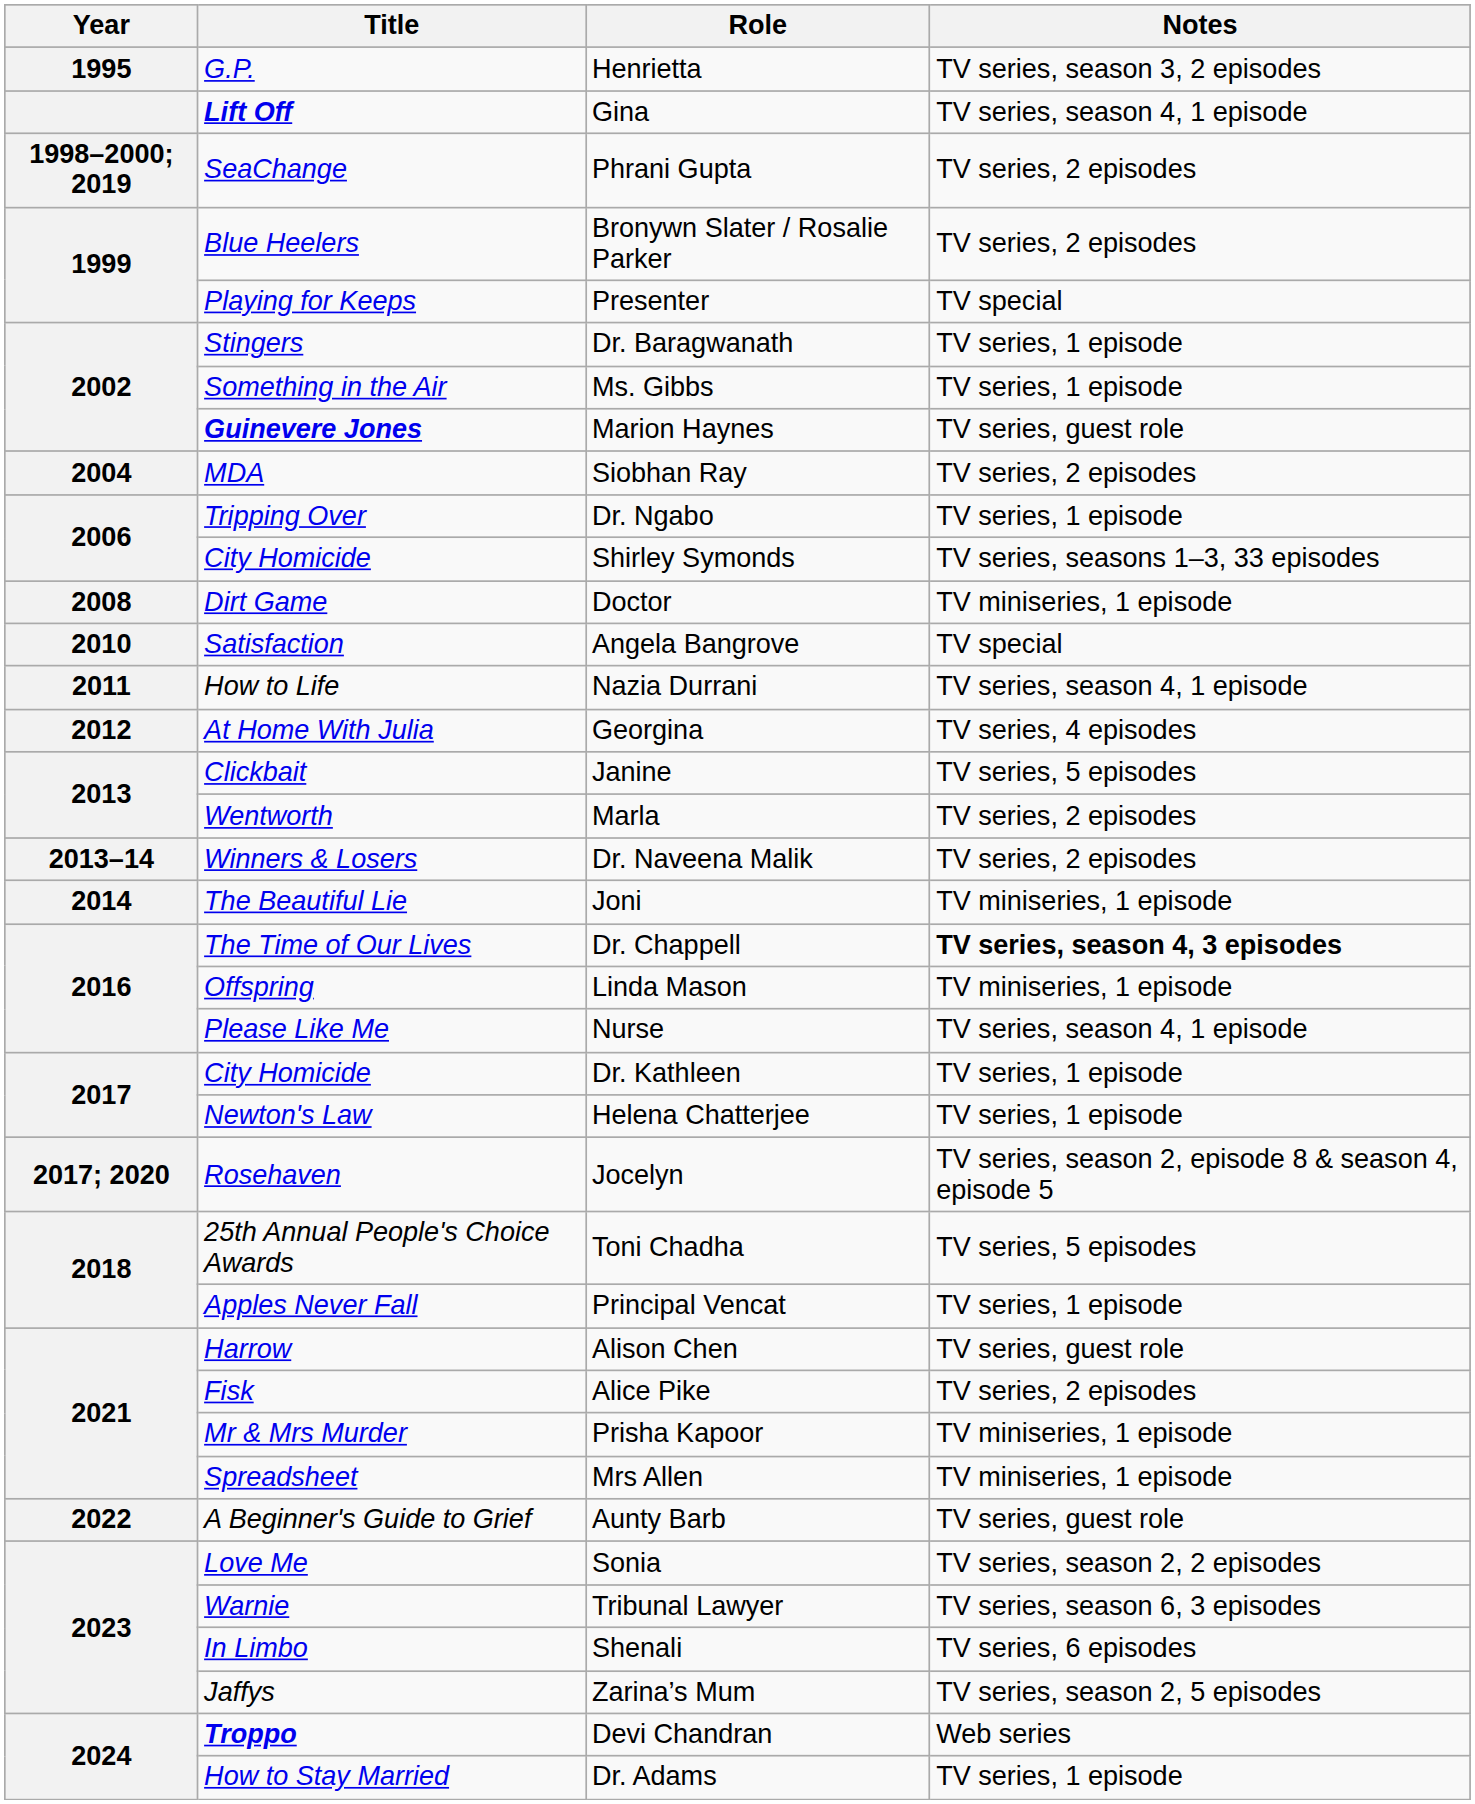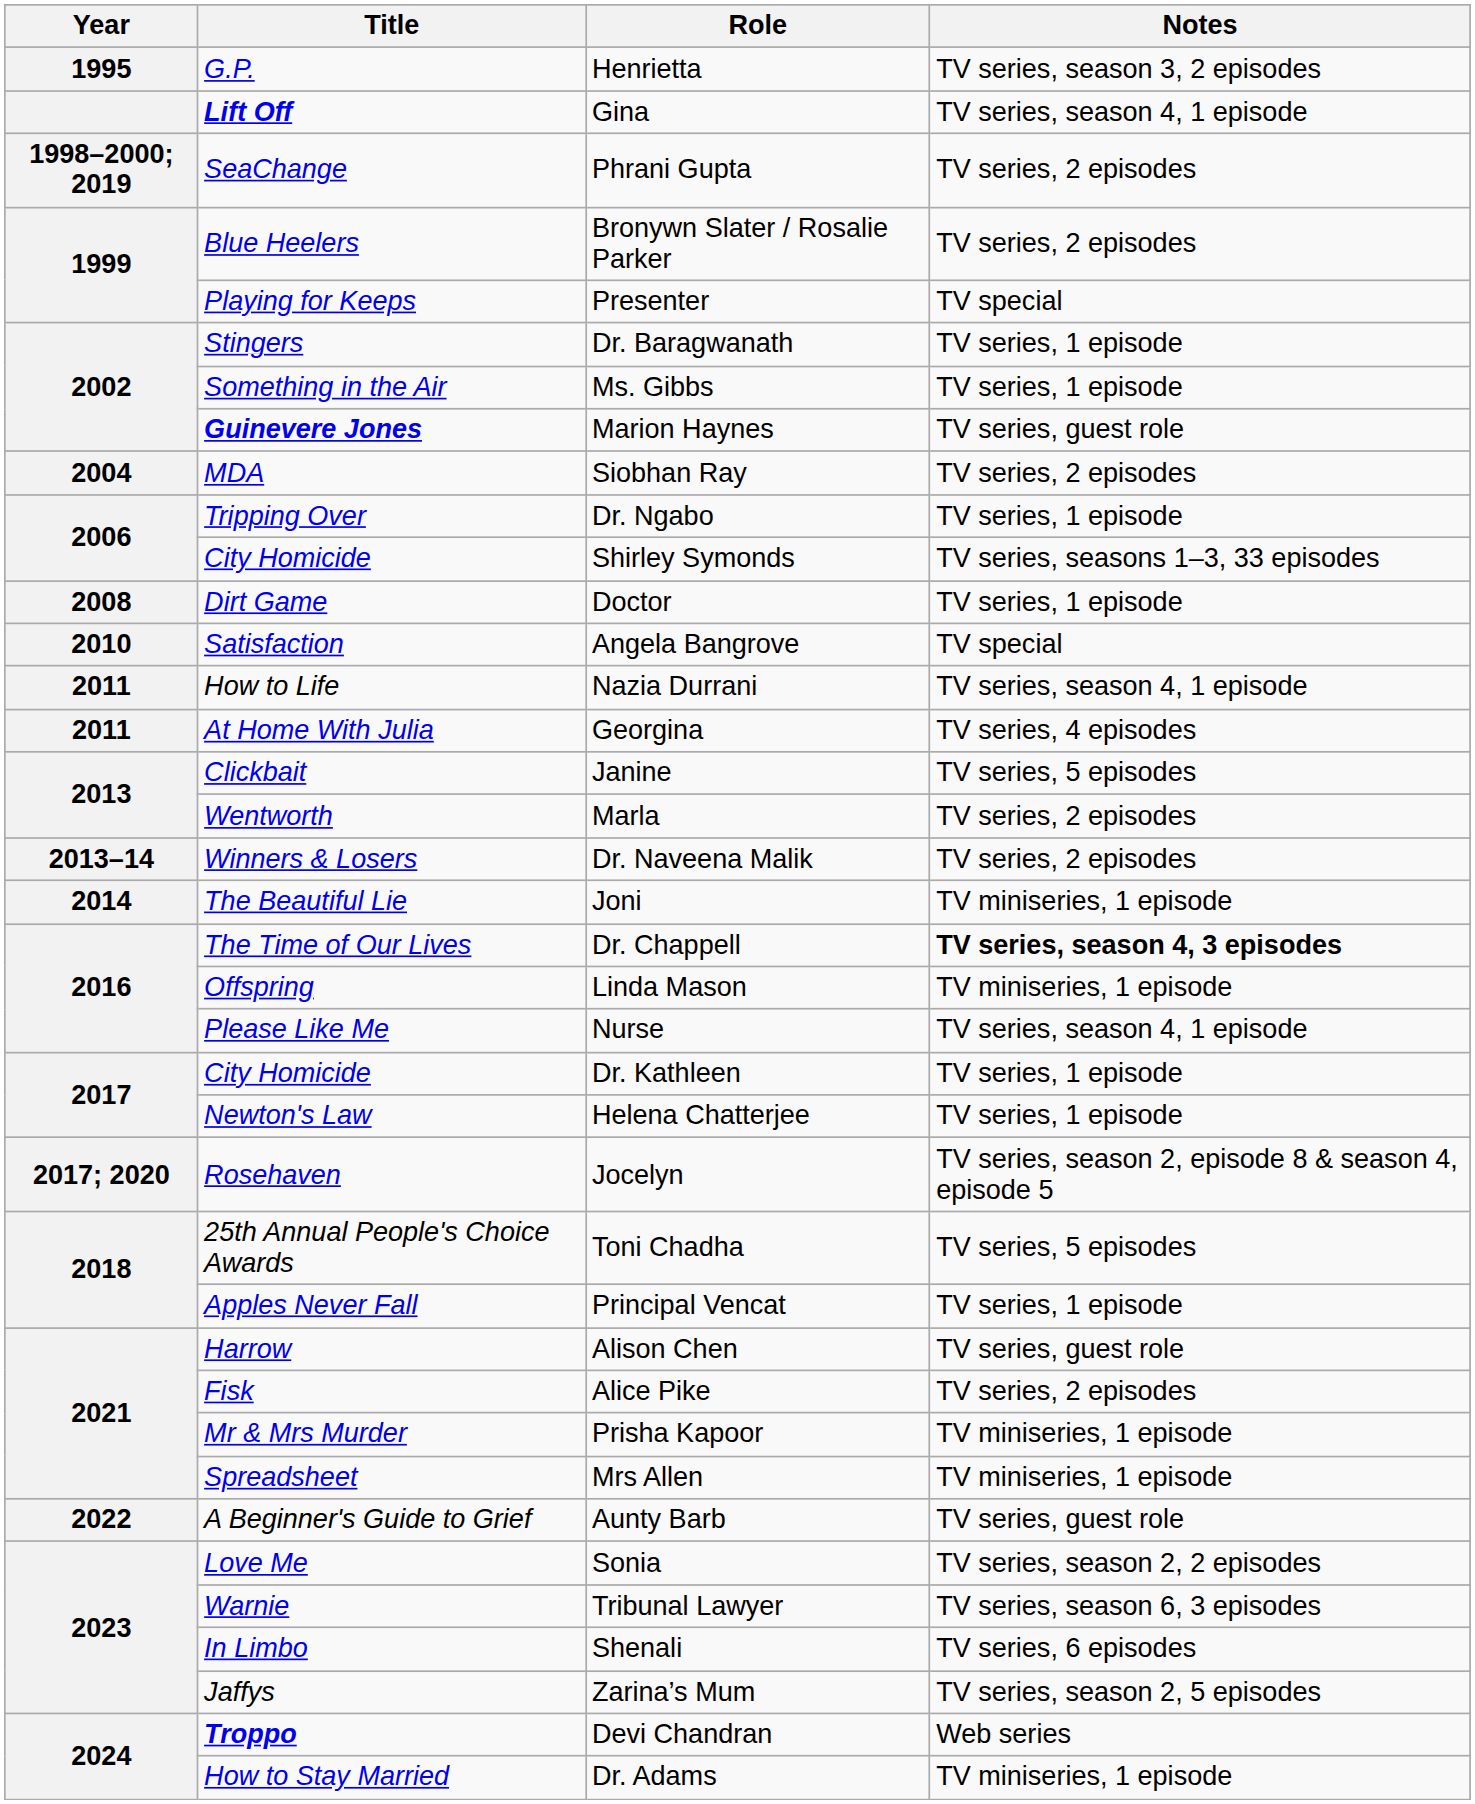(1084, 601) TV miniseries, 1 episode -> (1059, 601) TV series, 1 episode
(101, 730) 2012 -> (101, 730) 2011
(1059, 1777) TV series, 1 episode -> (1084, 1777) TV miniseries, 1 episode
